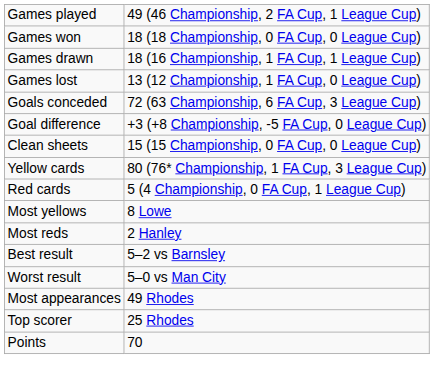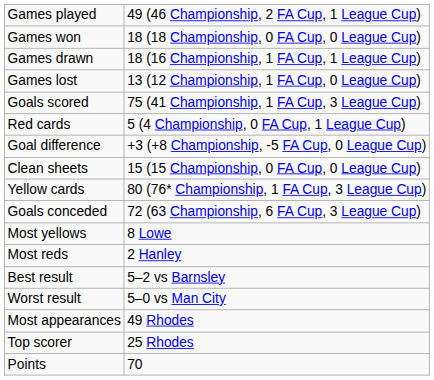+ row: (48, 102)
rows swapped: (57, 102) <-> (39, 189)
